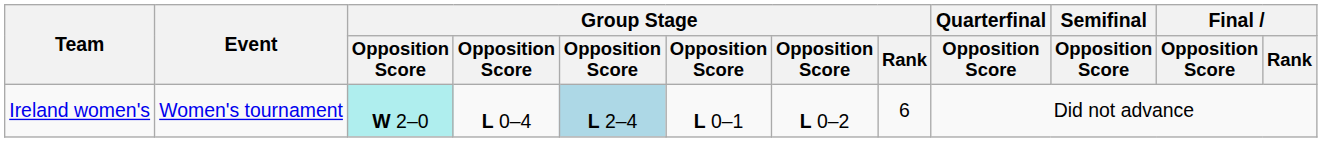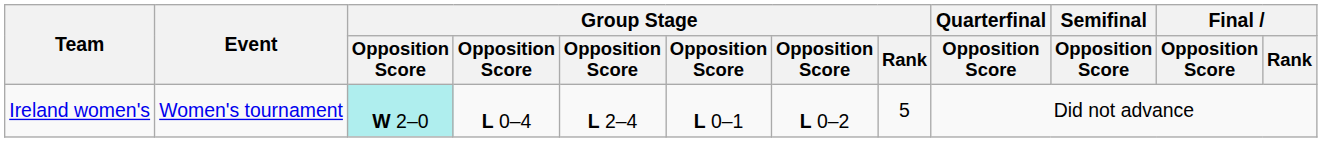(612, 122) lightblue background -> (612, 122) no background
(904, 111) 6 -> (904, 111) 5
